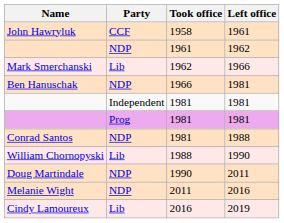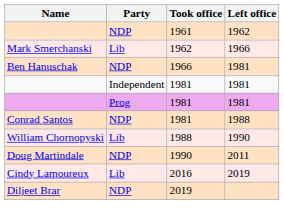- row: (41, 31)
- row: (40, 191)
+ row: (34, 191)
